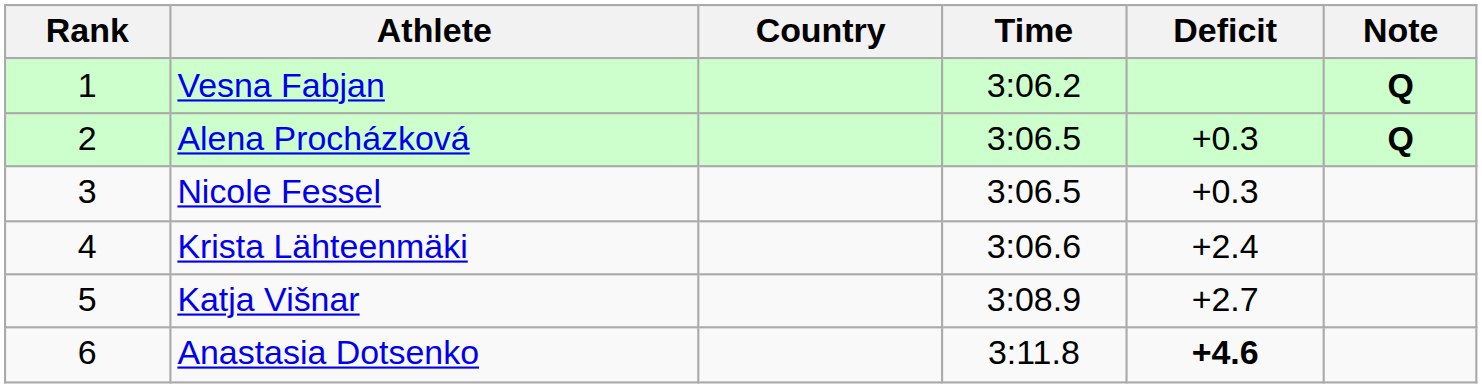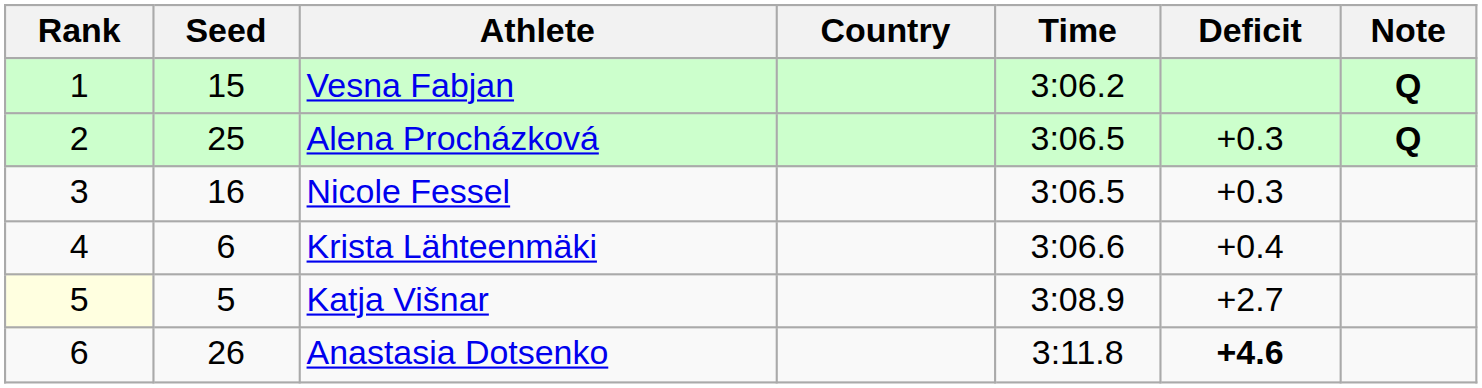+ column: (226, 31)
(1225, 246) +2.4 -> (1250, 246) +0.4
(87, 300) no background -> (79, 300) lightyellow background
